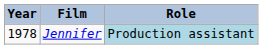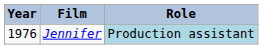(22, 34) 1978 -> (22, 34) 1976
